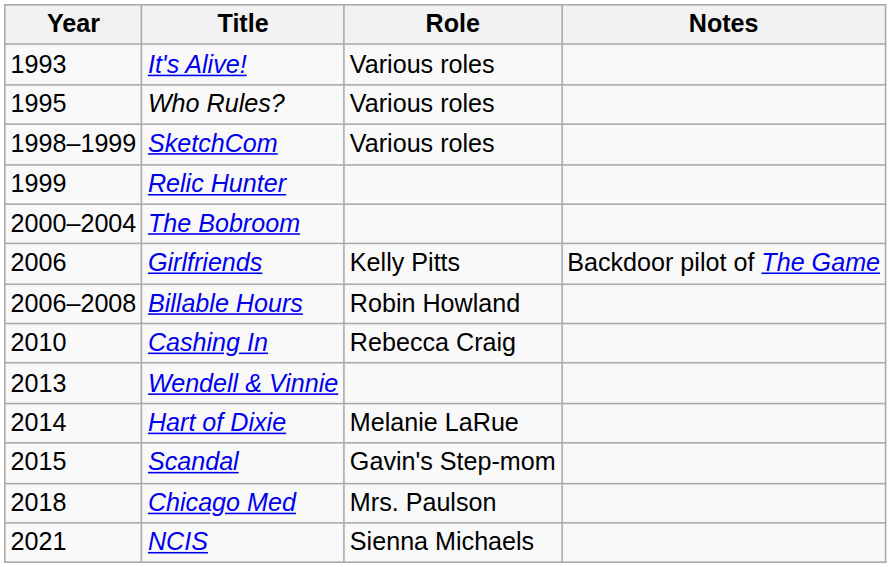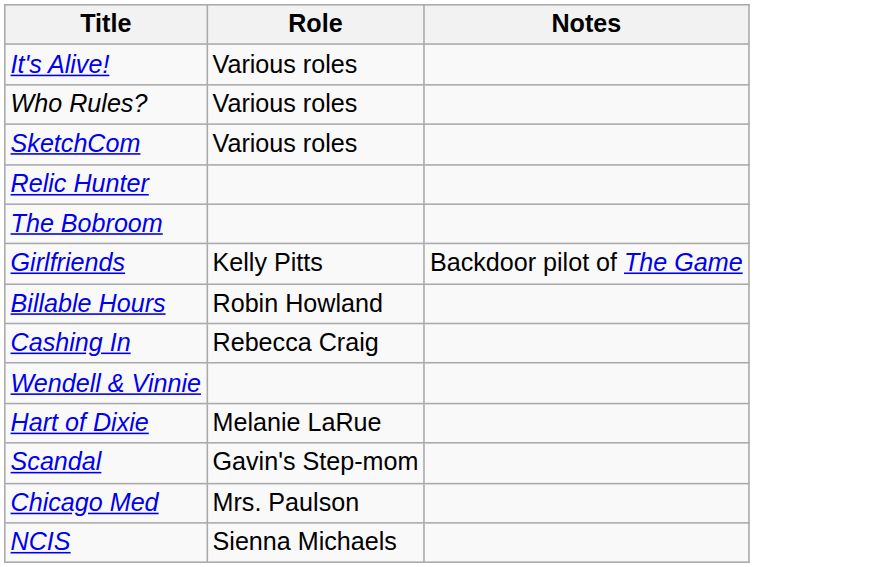- column: (73, 24)
